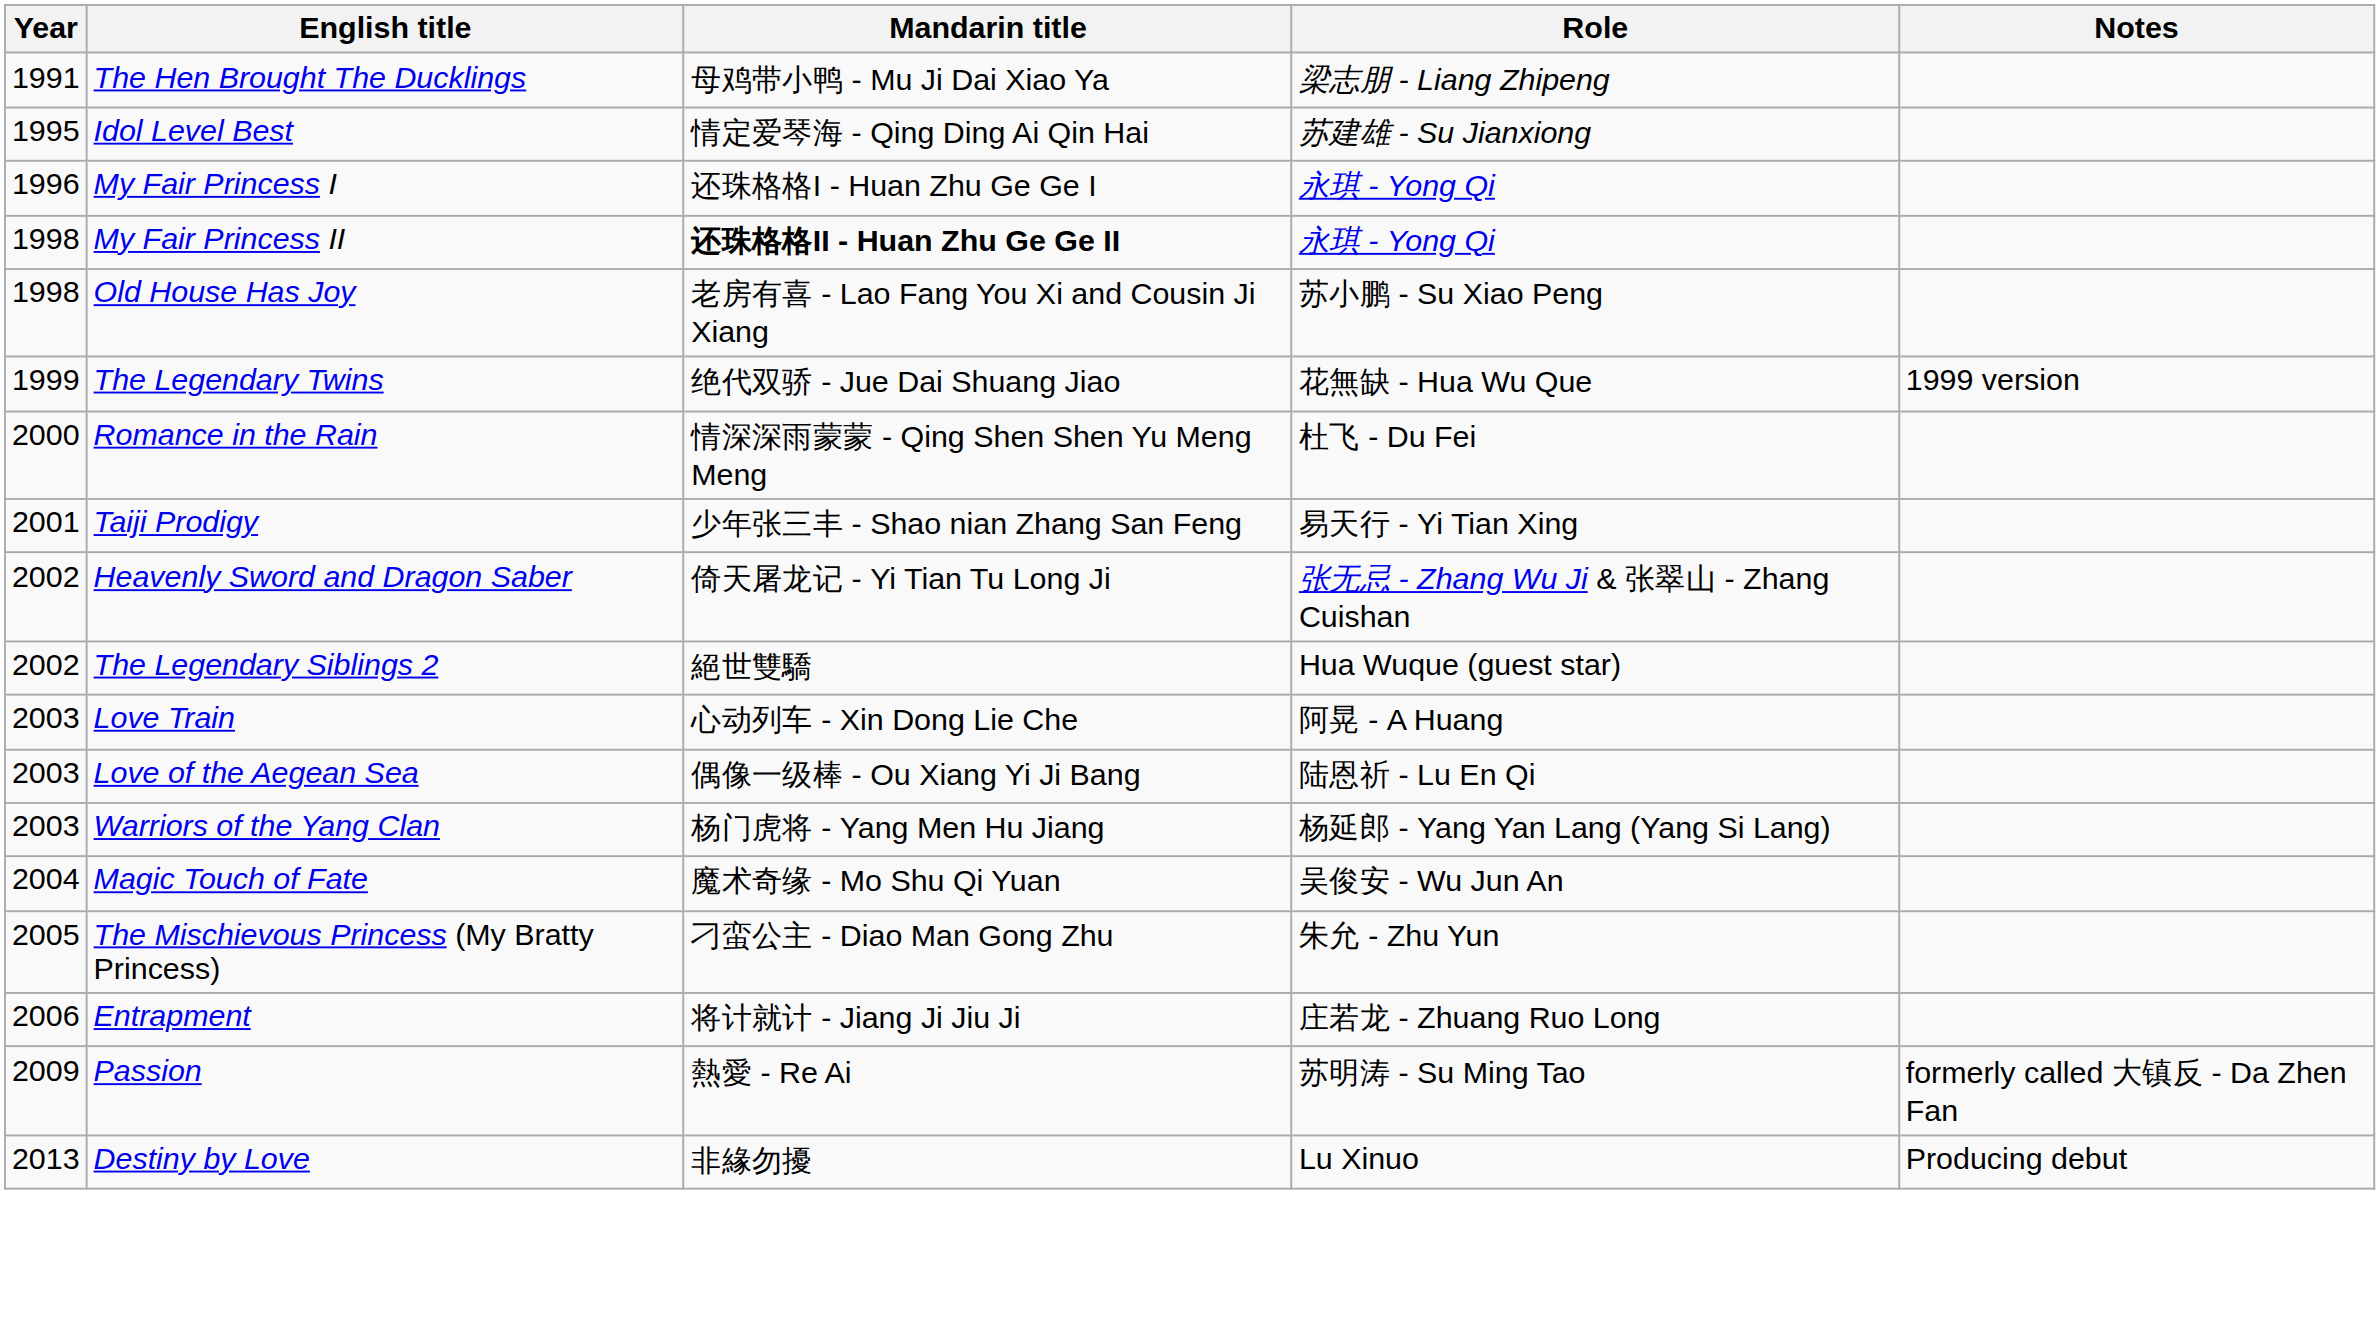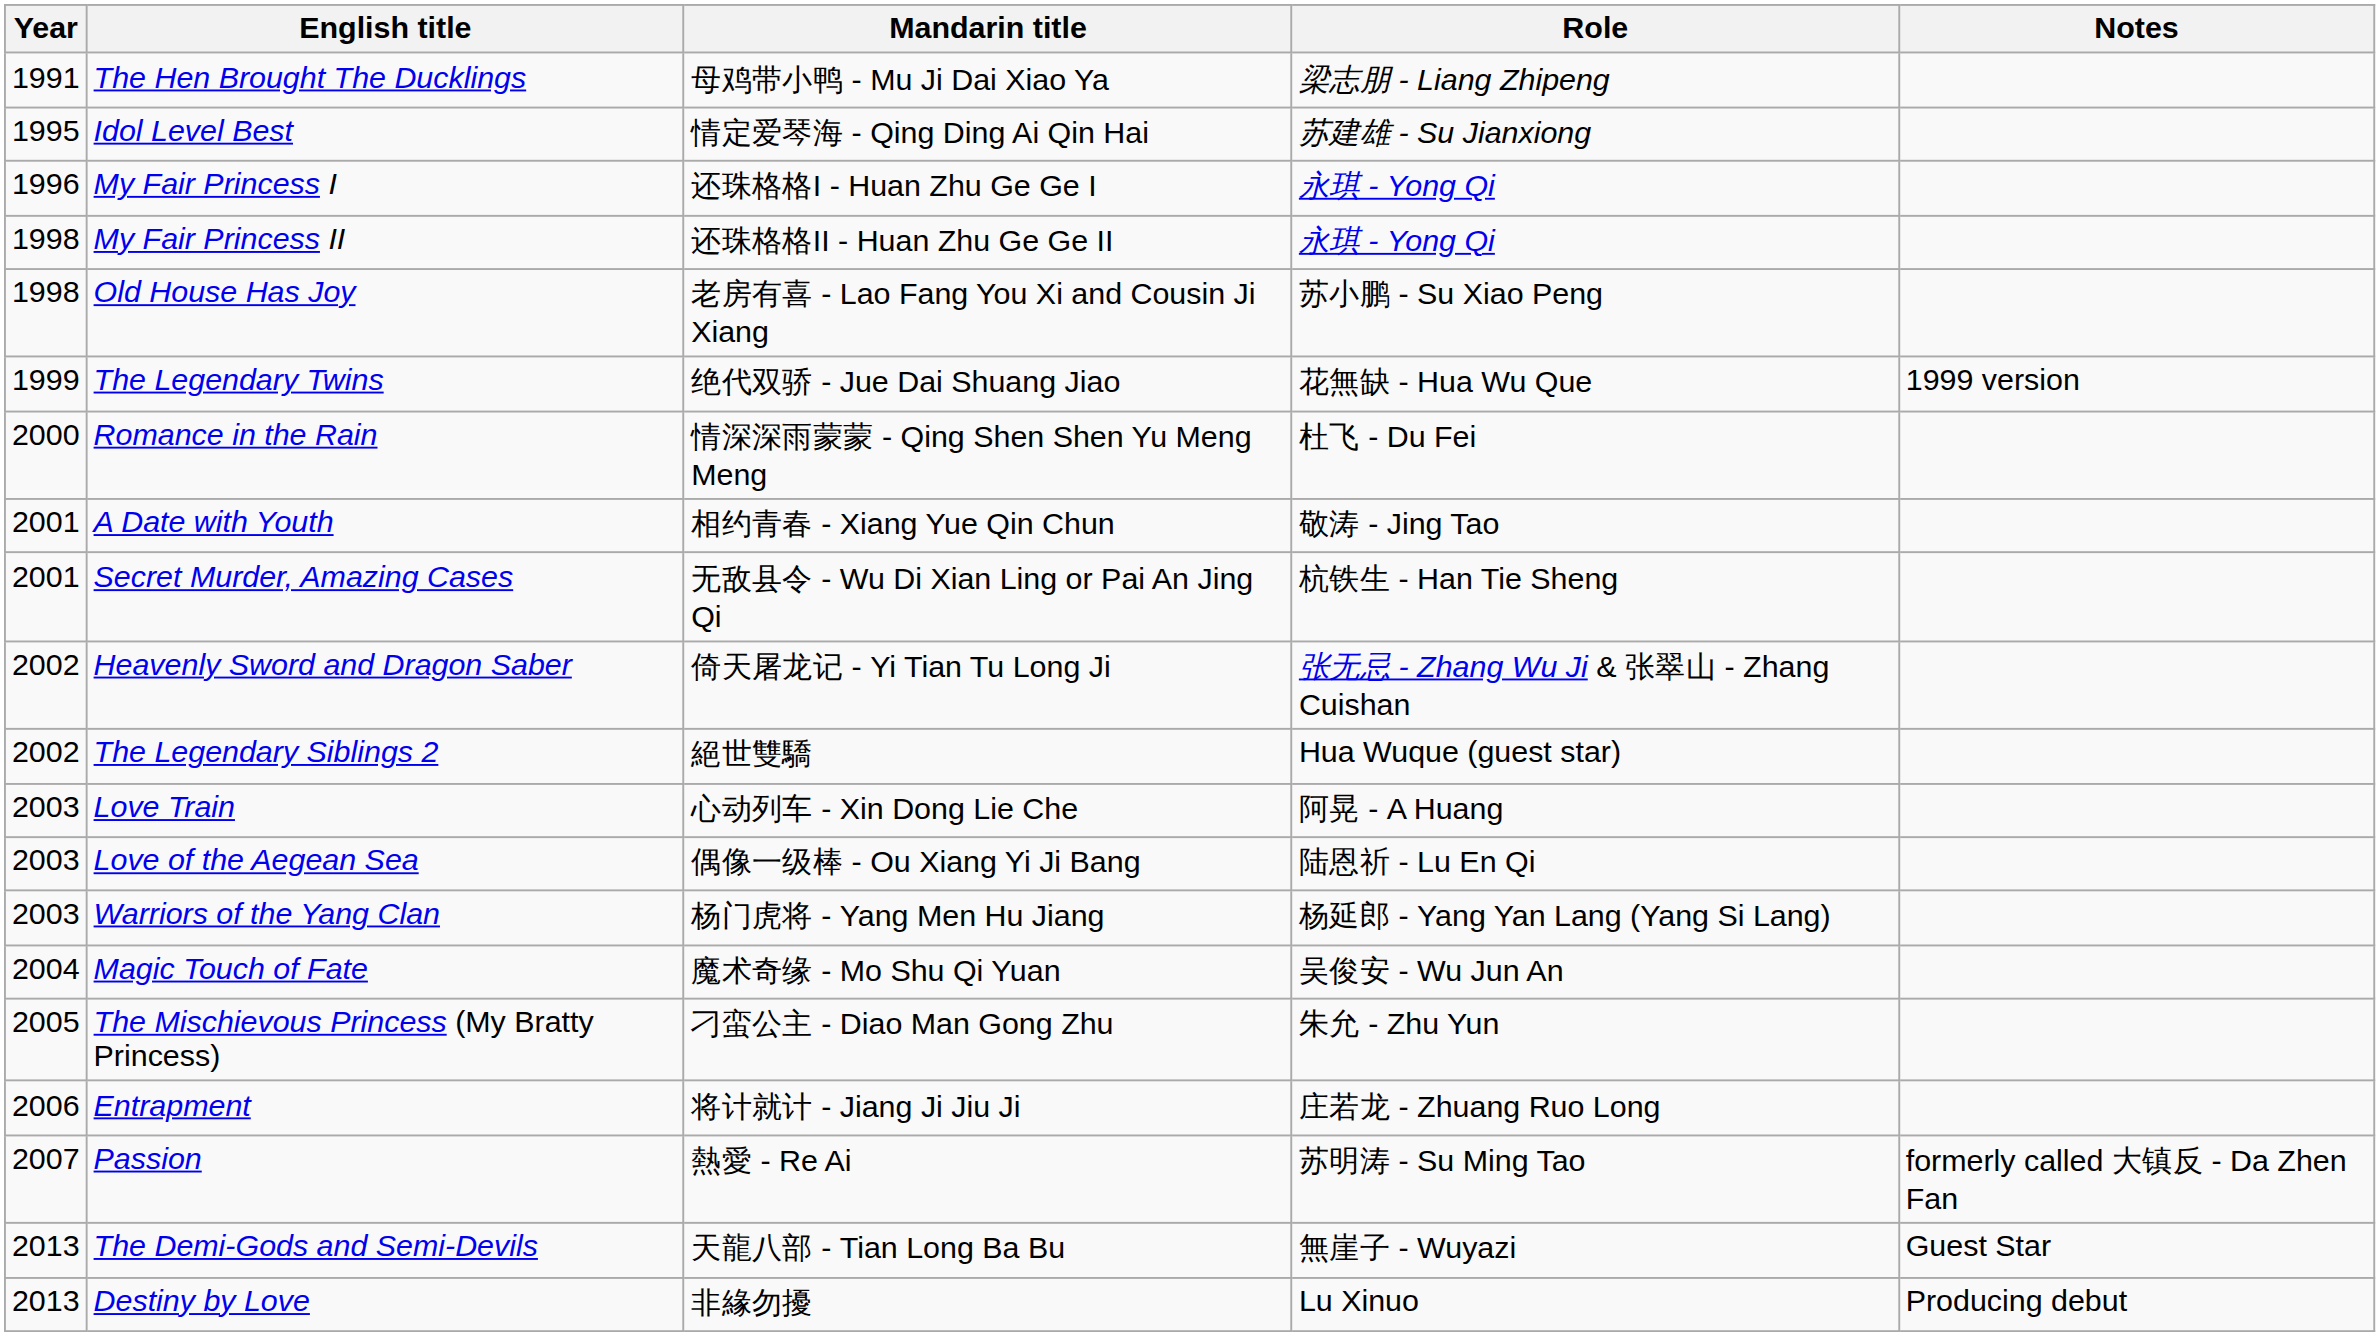(906, 240) bold -> (902, 240) normal
- row: (176, 522)
+ row: (214, 522)
+ row: (303, 576)
(46, 1070) 2009 -> (46, 1158) 2007
+ row: (316, 1246)
